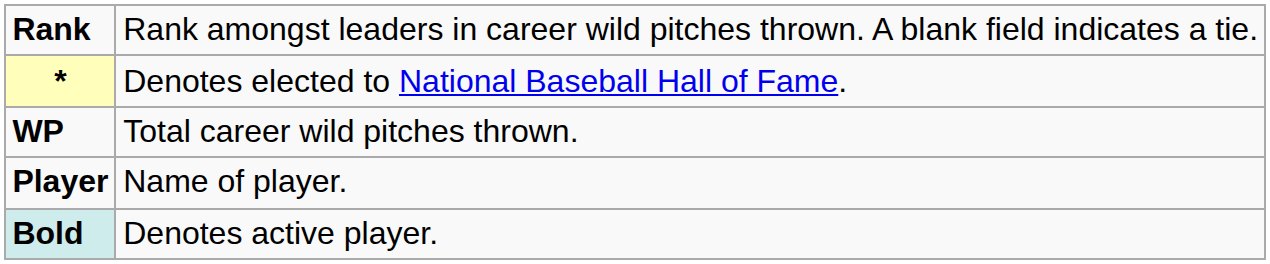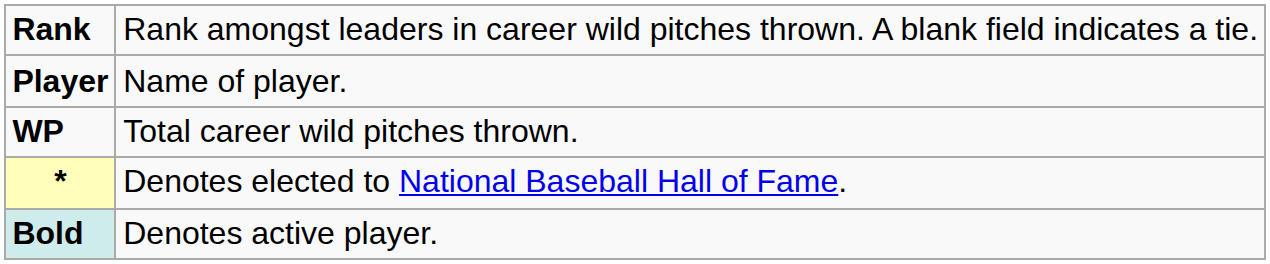rows swapped: (60, 182) <-> (60, 80)
